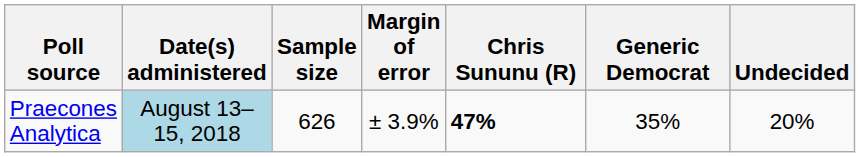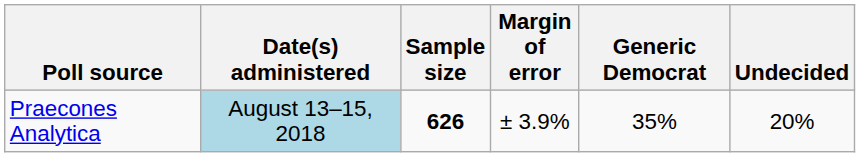- column: (516, 60)
(317, 120) normal -> (445, 120) bold
